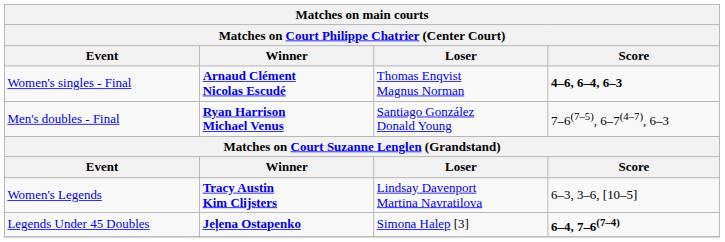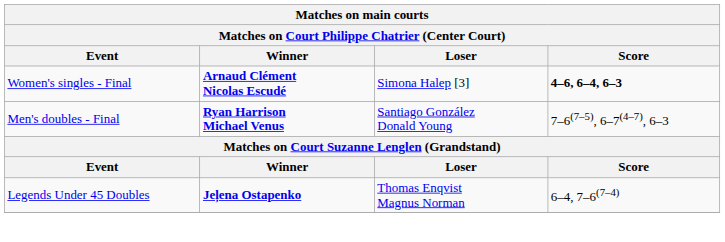(420, 83) Thomas Enqvist Magnus Norman -> (423, 83) Simona Halep [3]
- row: (55, 195)
(423, 224) Simona Halep [3] -> (421, 195) Thomas Enqvist Magnus Norman
(585, 224) bold -> (585, 195) normal
